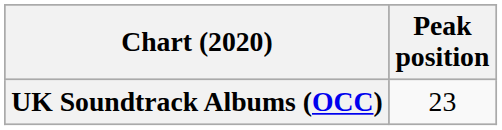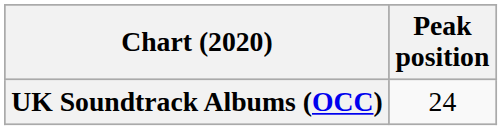(442, 101) 23 -> (442, 101) 24
